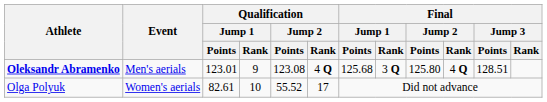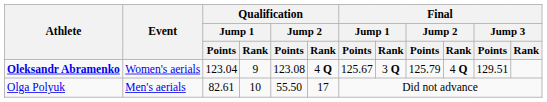(155, 69) Men's aerials -> (163, 69) Women's aerials
(221, 69) 123.01 -> (221, 69) 123.04
(357, 69) 125.68 -> (357, 69) 125.67
(425, 69) 125.80 -> (425, 69) 125.79
(492, 69) 128.51 -> (492, 69) 129.51
(163, 88) Women's aerials -> (155, 88) Men's aerials
(289, 88) 55.52 -> (289, 88) 55.50
